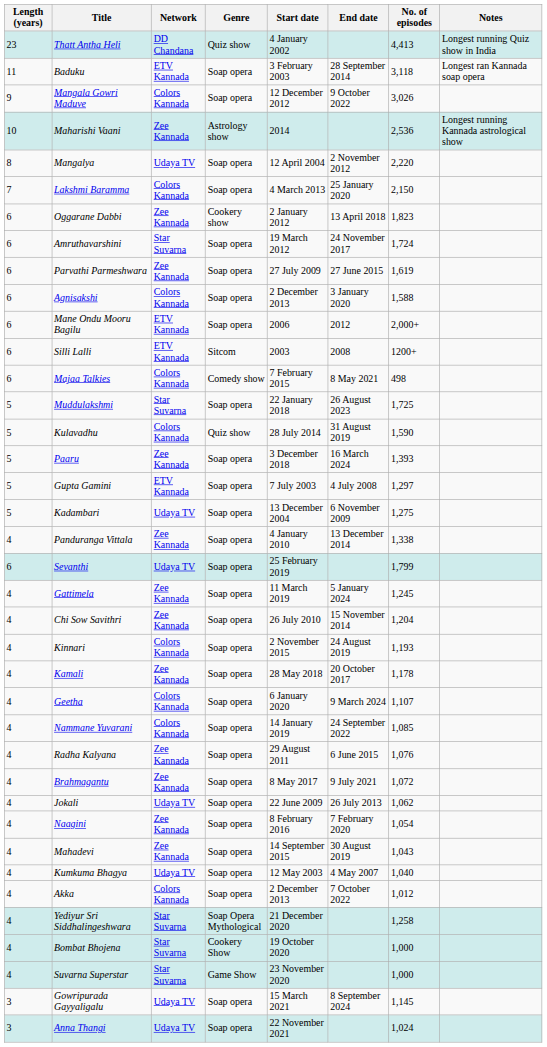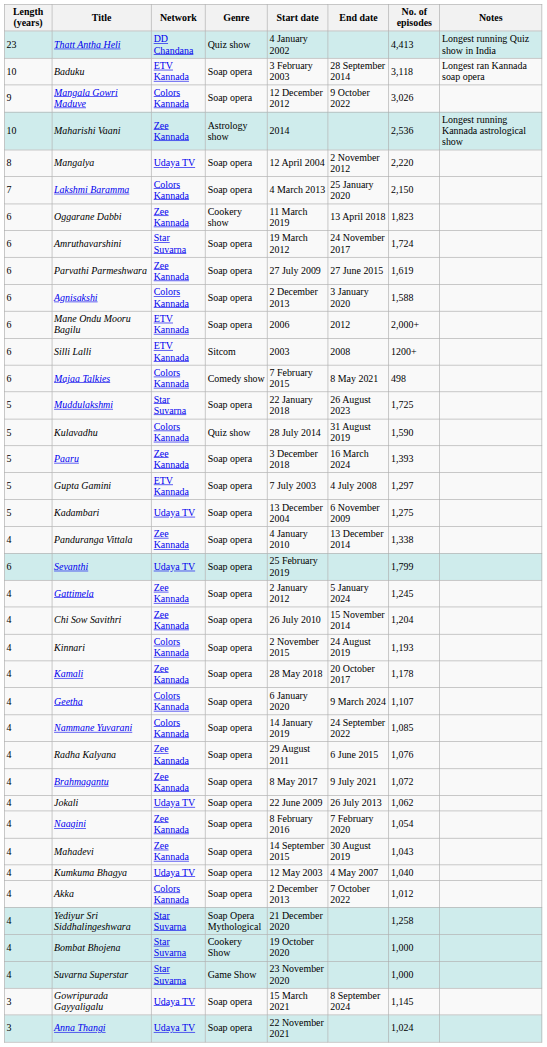(11, 71) 11 -> (12, 71) 10
(289, 217) 2 January 2012 -> (289, 217) 11 March 2019
(289, 593) 11 March 2019 -> (289, 593) 2 January 2012
